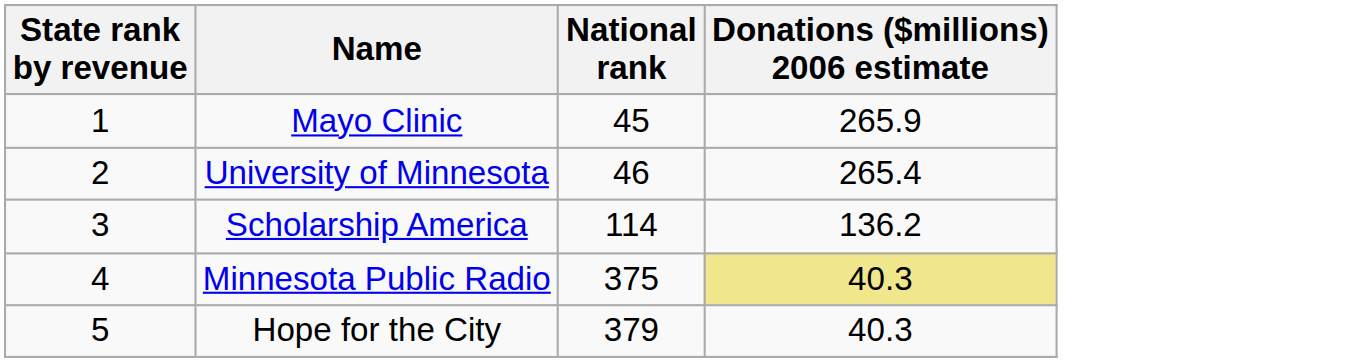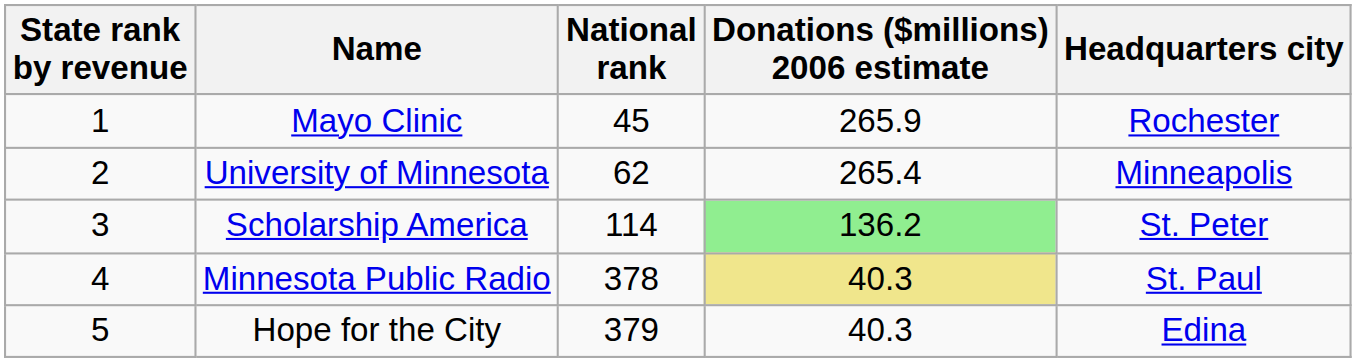+ column: (1204, 49)
(631, 173) 46 -> (631, 173) 62
(880, 225) no background -> (880, 225) lightgreen background
(631, 278) 375 -> (631, 278) 378
